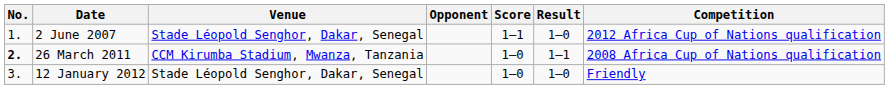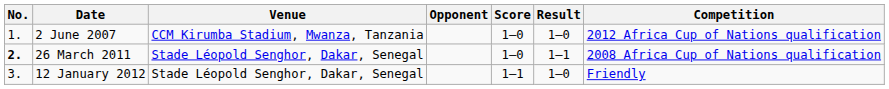(288, 34) Stade Léopold Senghor, Dakar, Senegal -> (288, 34) CCM Kirumba Stadium, Mwanza, Tanzania
(513, 34) 1–1 -> (513, 34) 1–0
(288, 54) CCM Kirumba Stadium, Mwanza, Tanzania -> (288, 54) Stade Léopold Senghor, Dakar, Senegal
(513, 74) 1–0 -> (513, 74) 1–1
